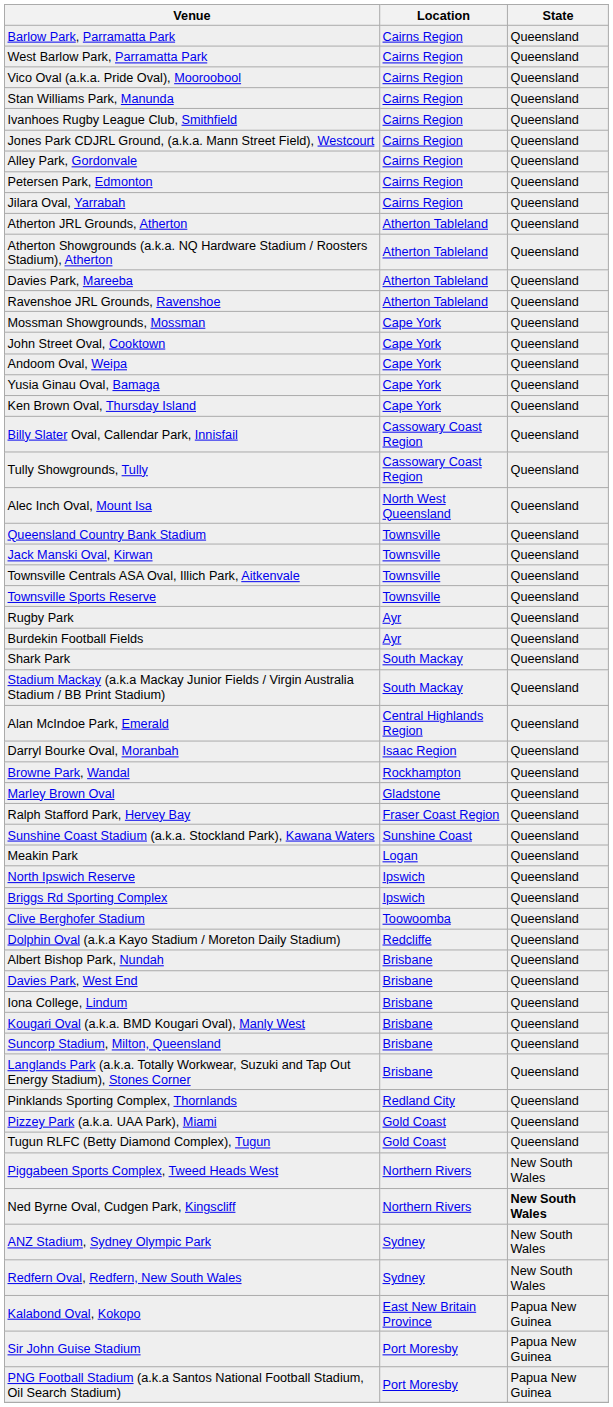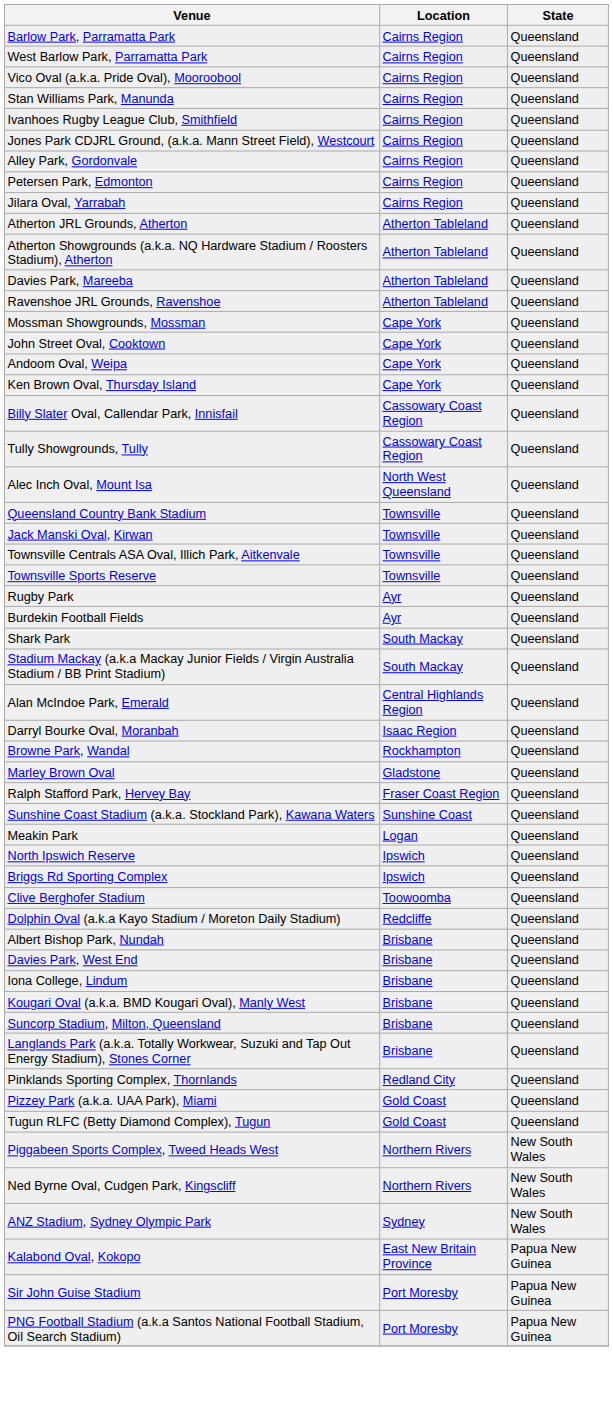- row: (84, 385)
(543, 1206) bold -> (542, 1185) normal
- row: (125, 1277)
